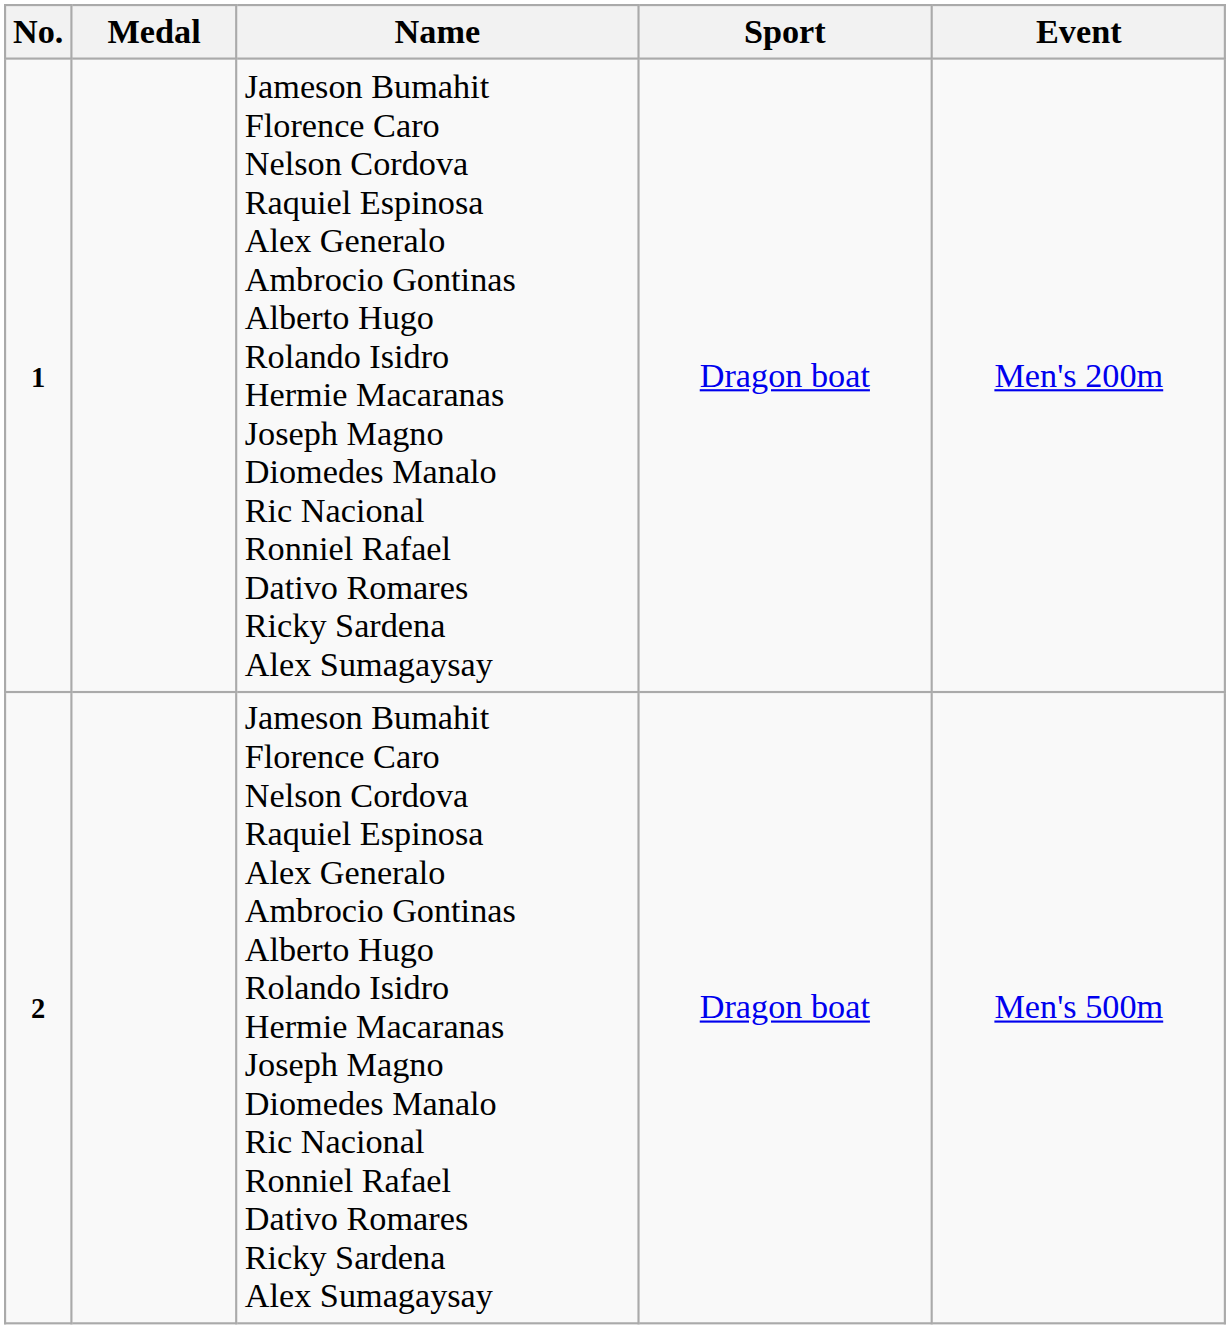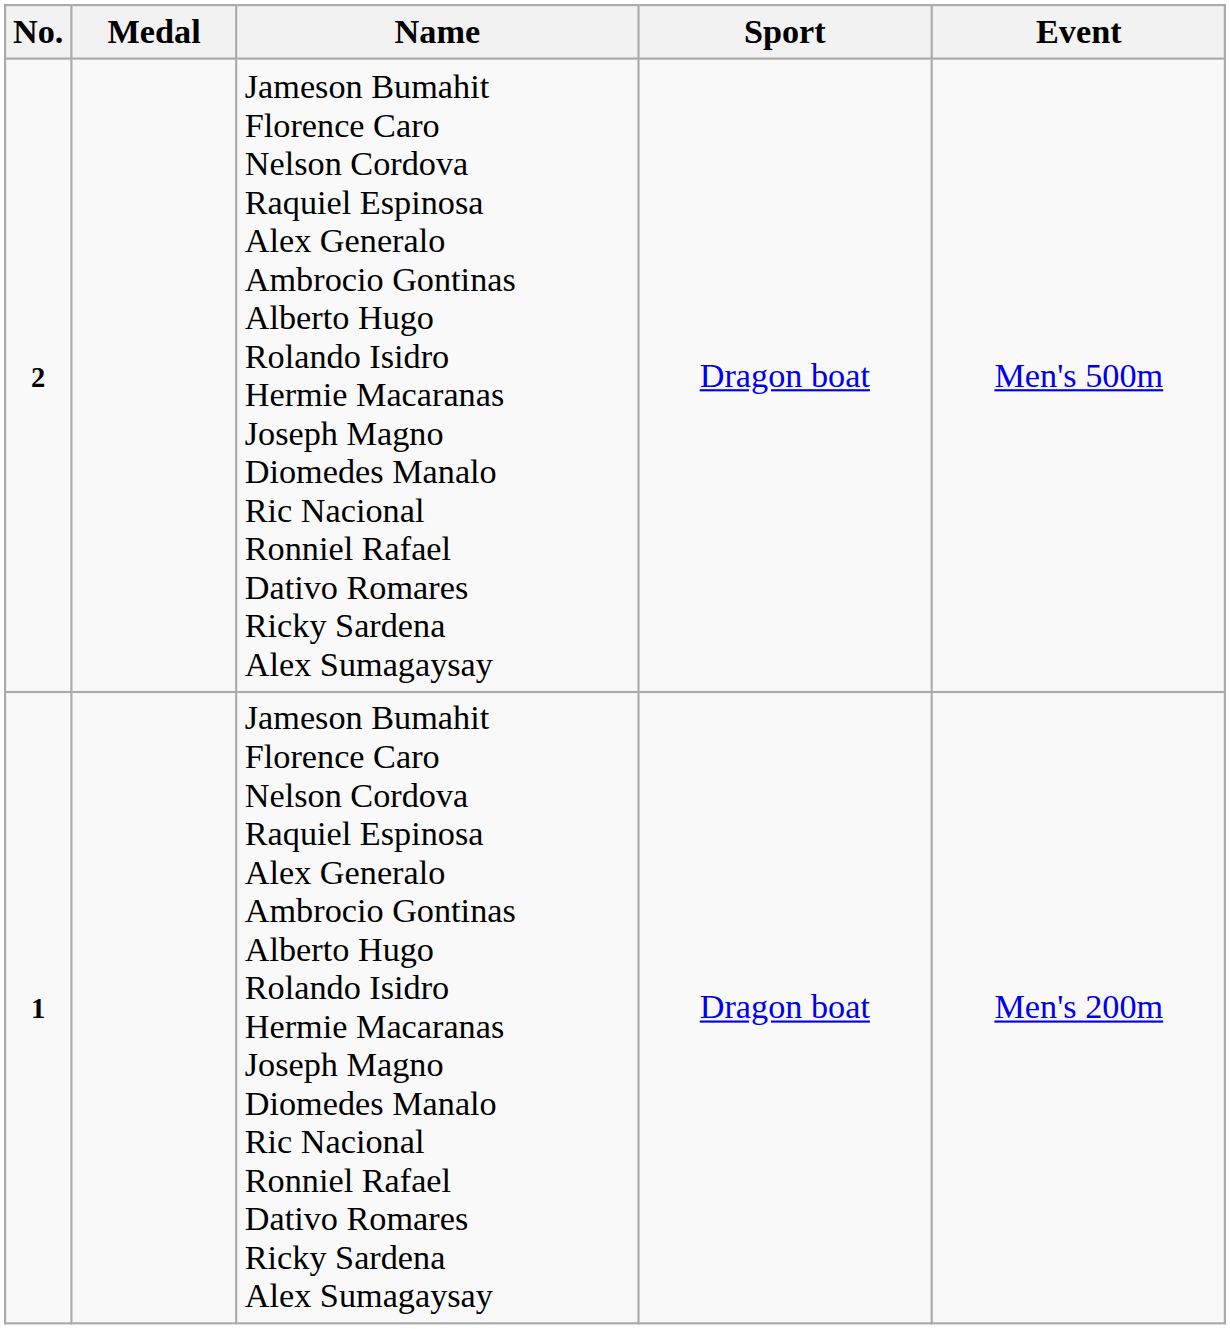rows swapped: (38, 376) <-> (38, 1009)
